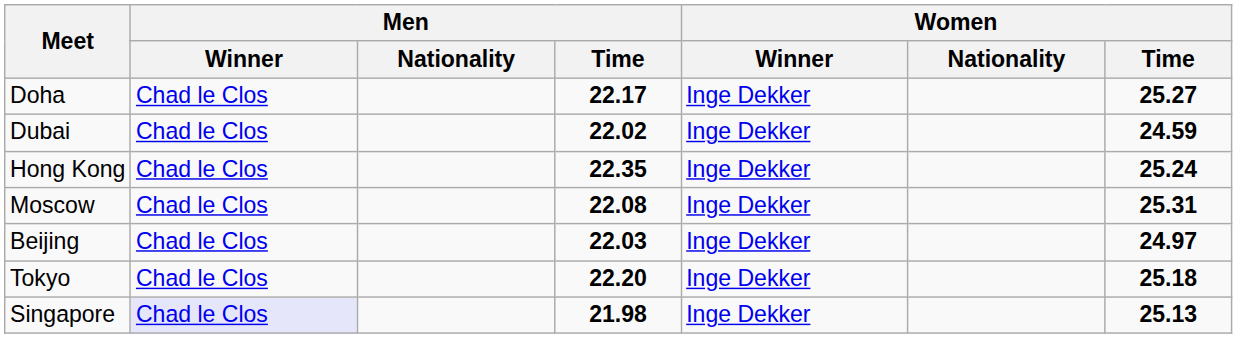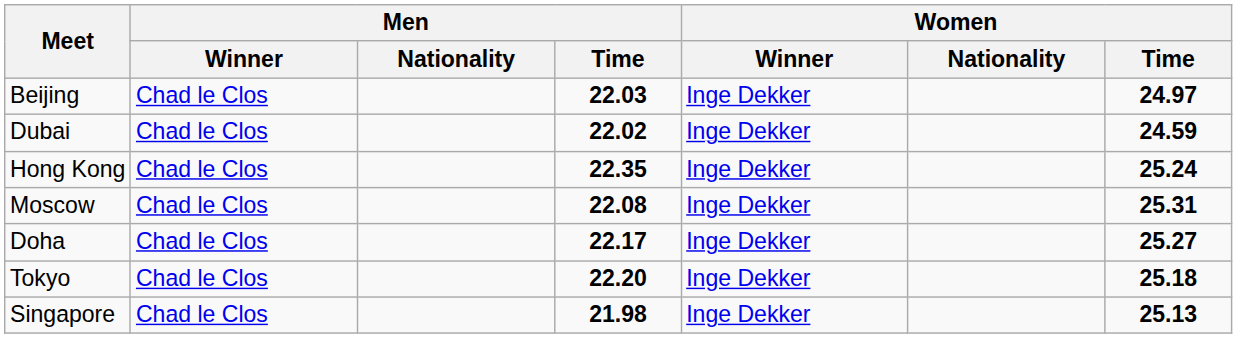rows swapped: (38, 95) <-> (45, 242)
(202, 315) lavender background -> (202, 315) no background
